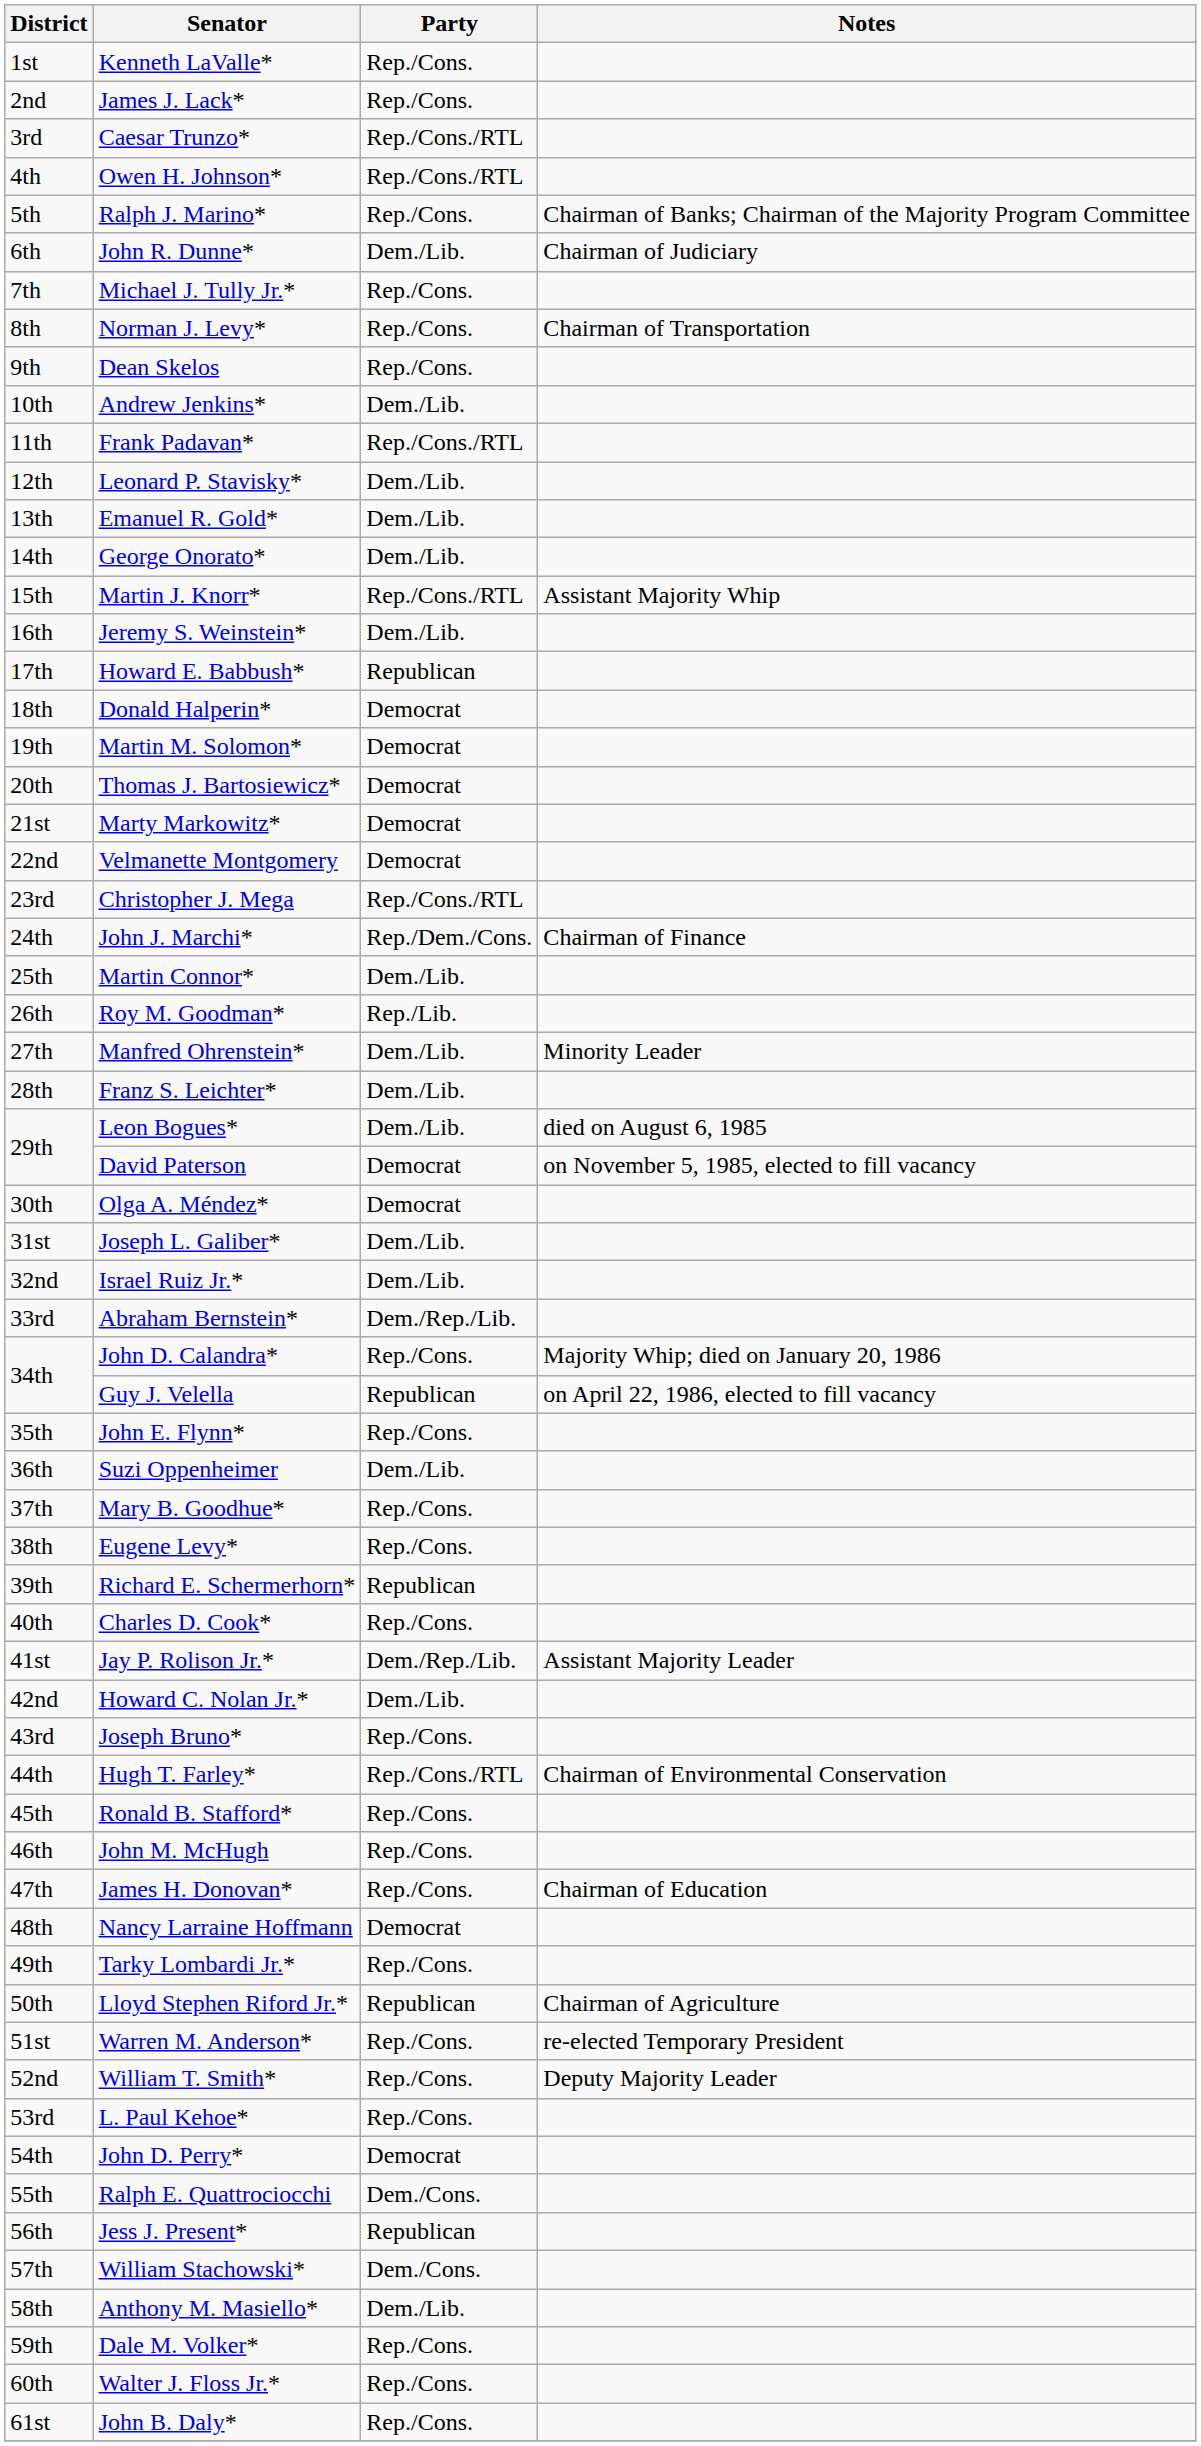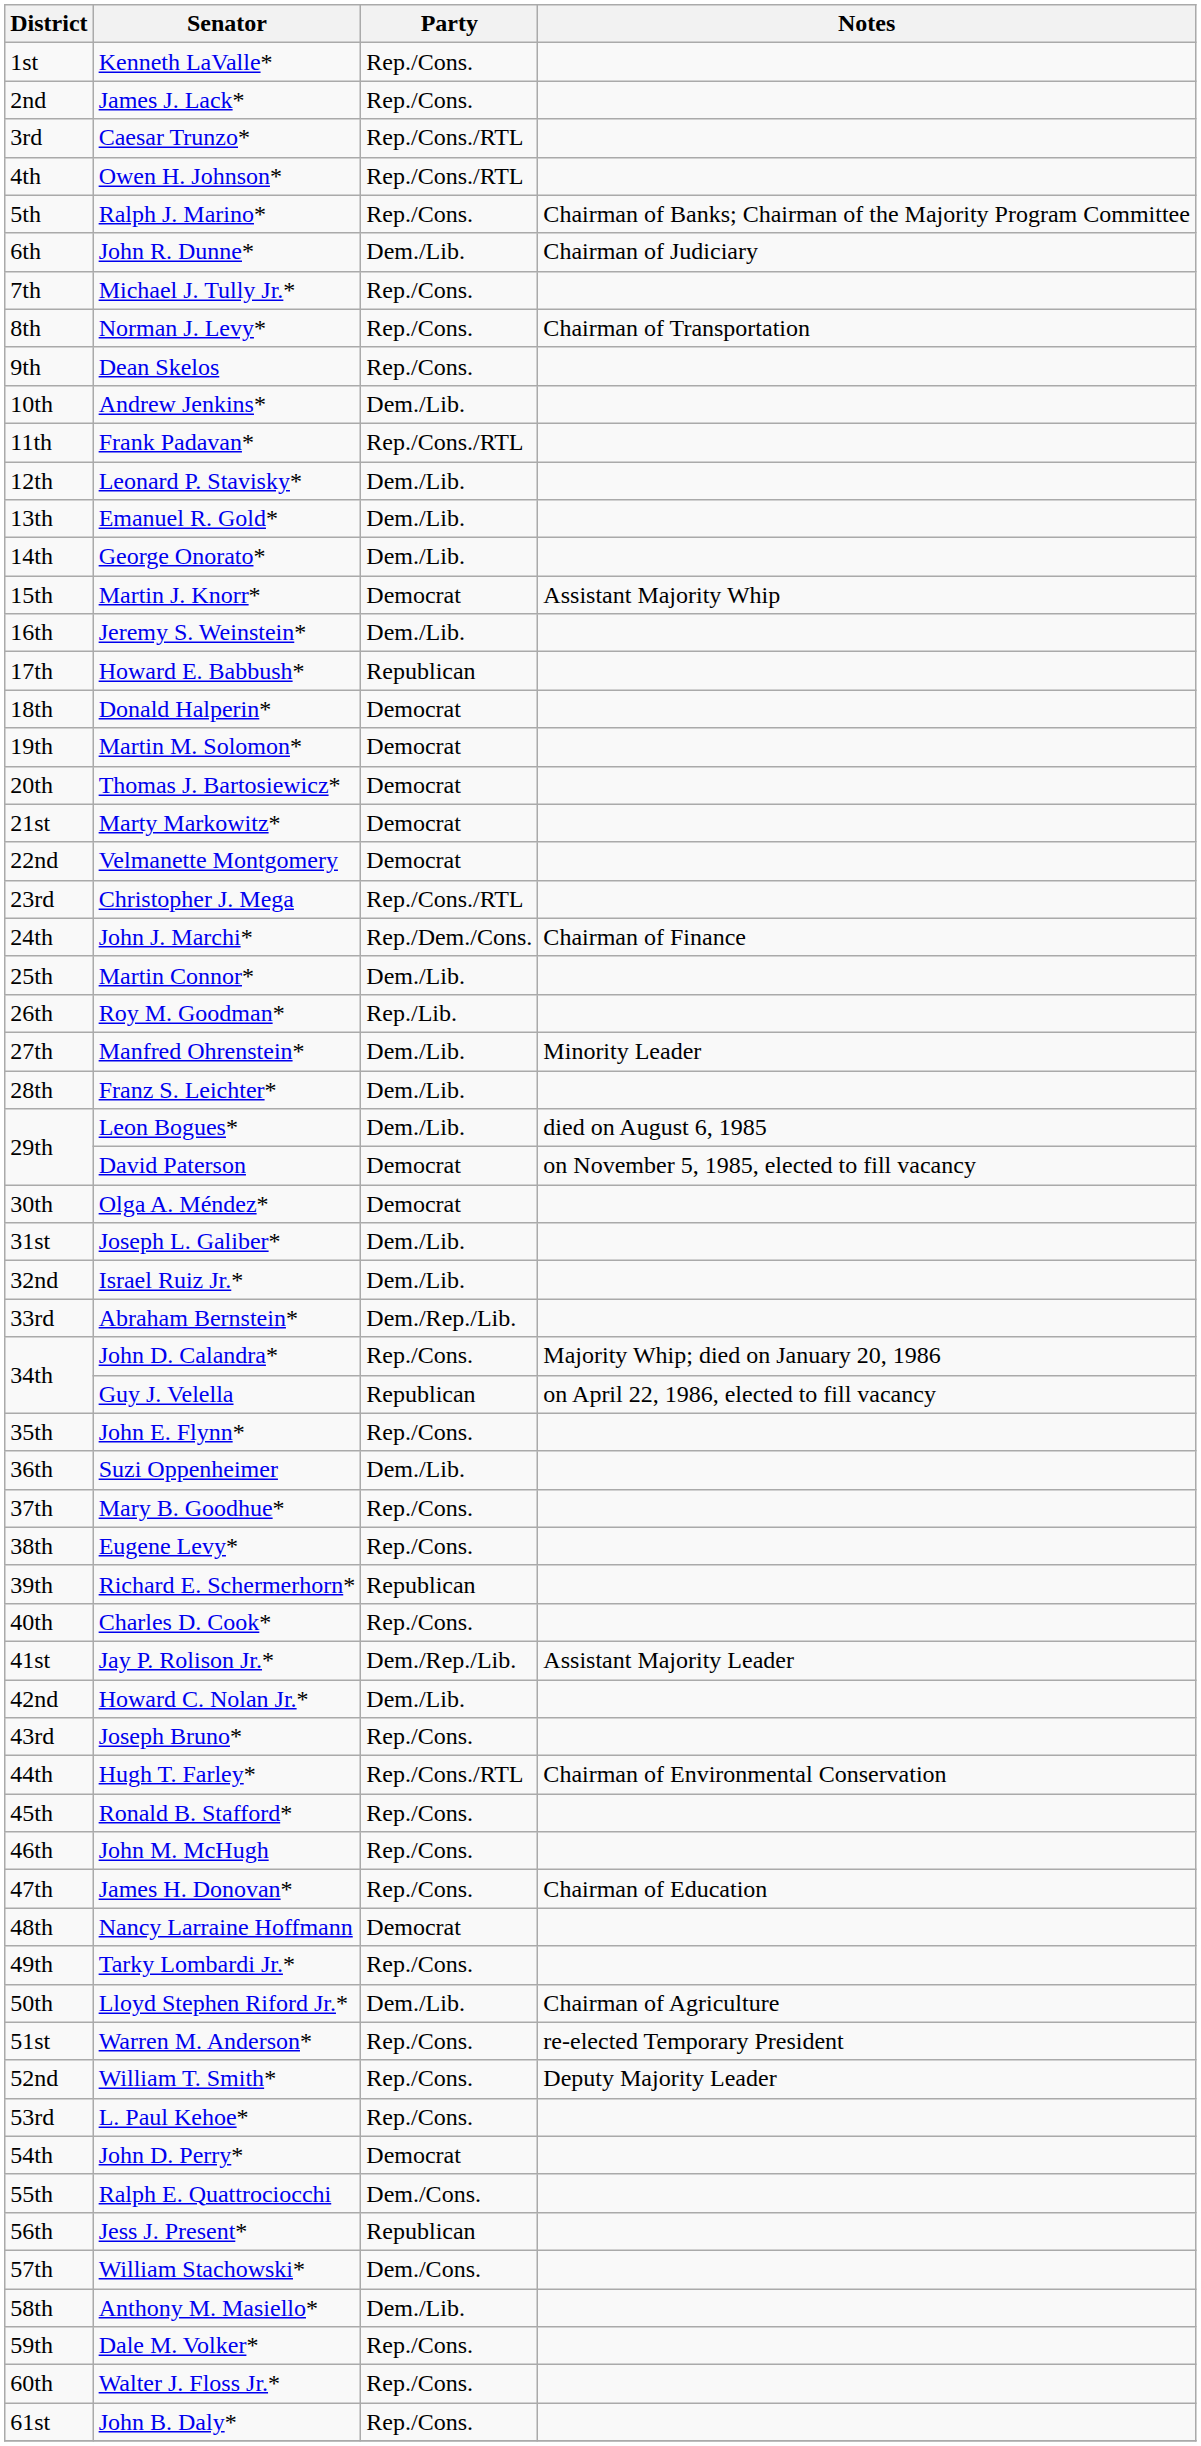(445, 594) Rep./Cons./RTL -> (414, 594) Democrat
(421, 2002) Republican -> (416, 2002) Dem./Lib.
